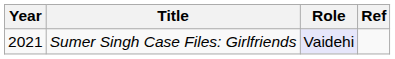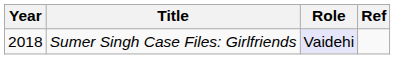(25, 41) 2021 -> (25, 41) 2018
